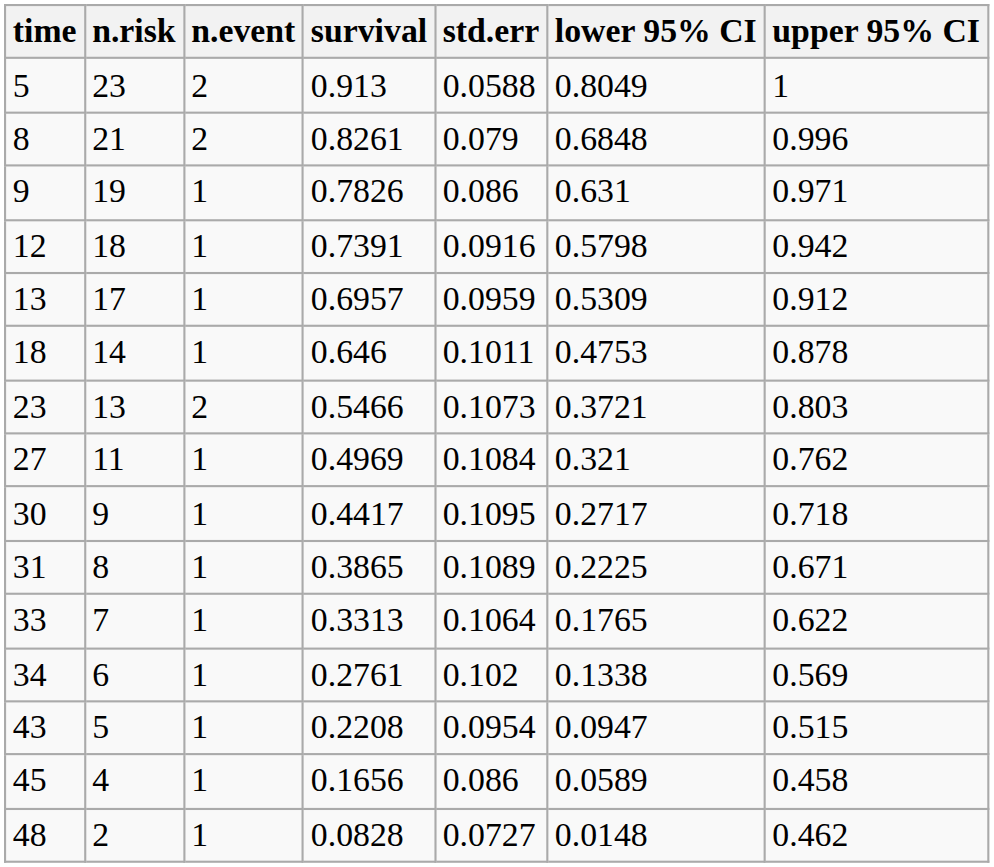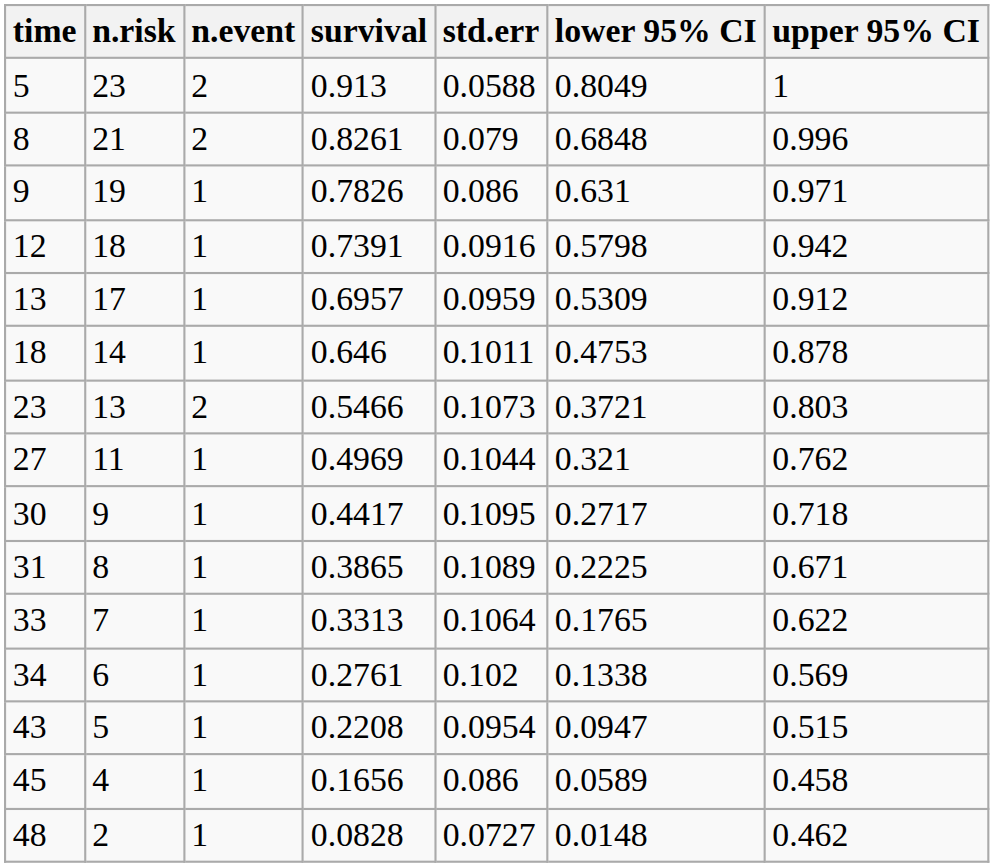(489, 459) 0.1084 -> (489, 459) 0.1044
